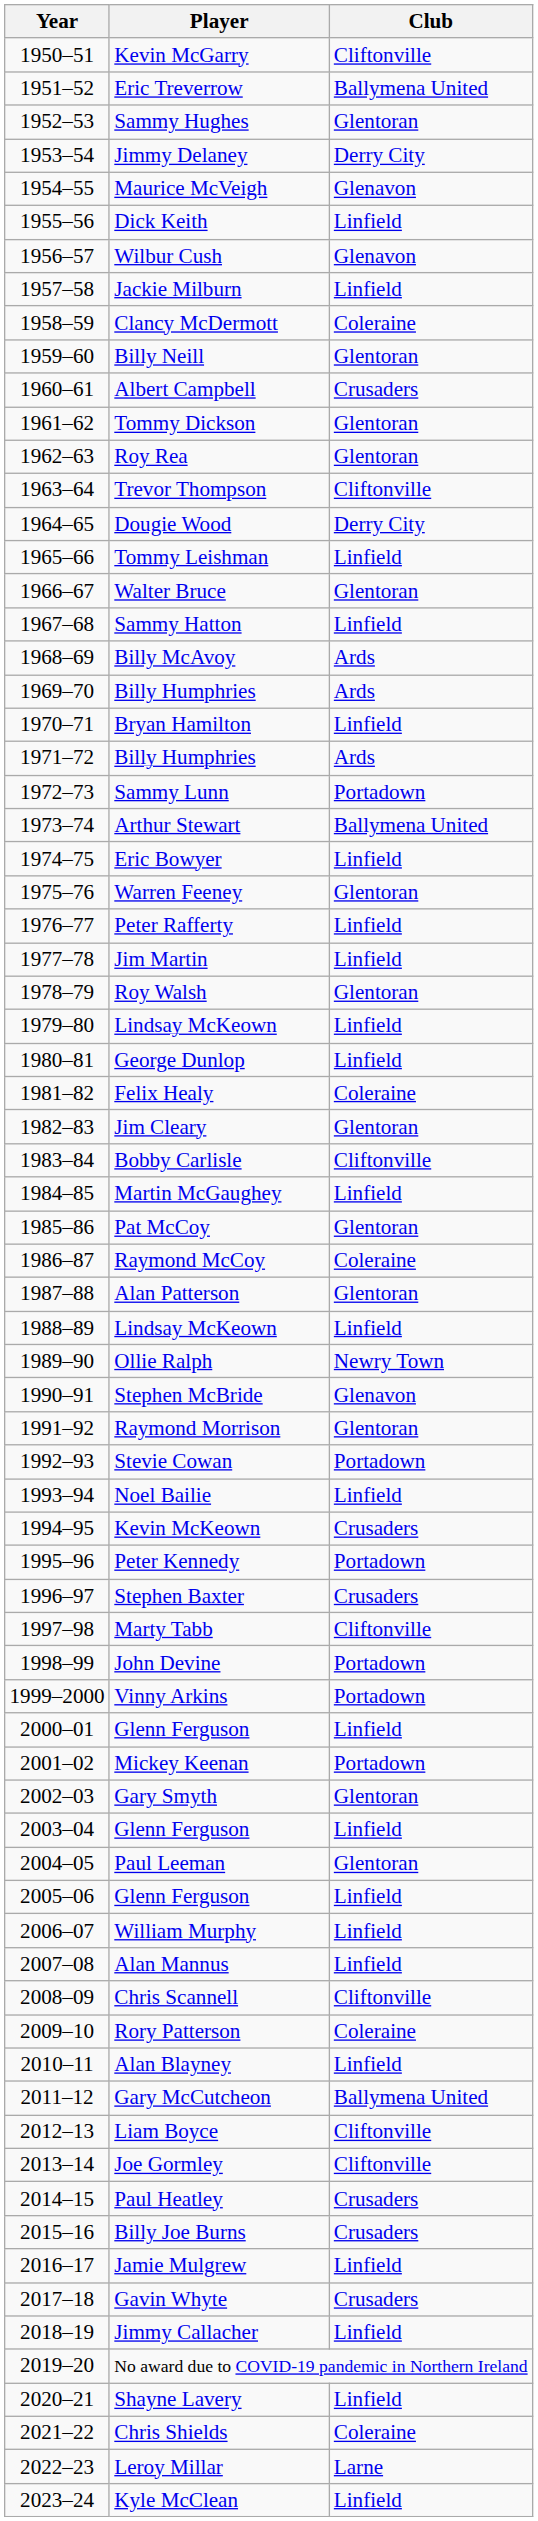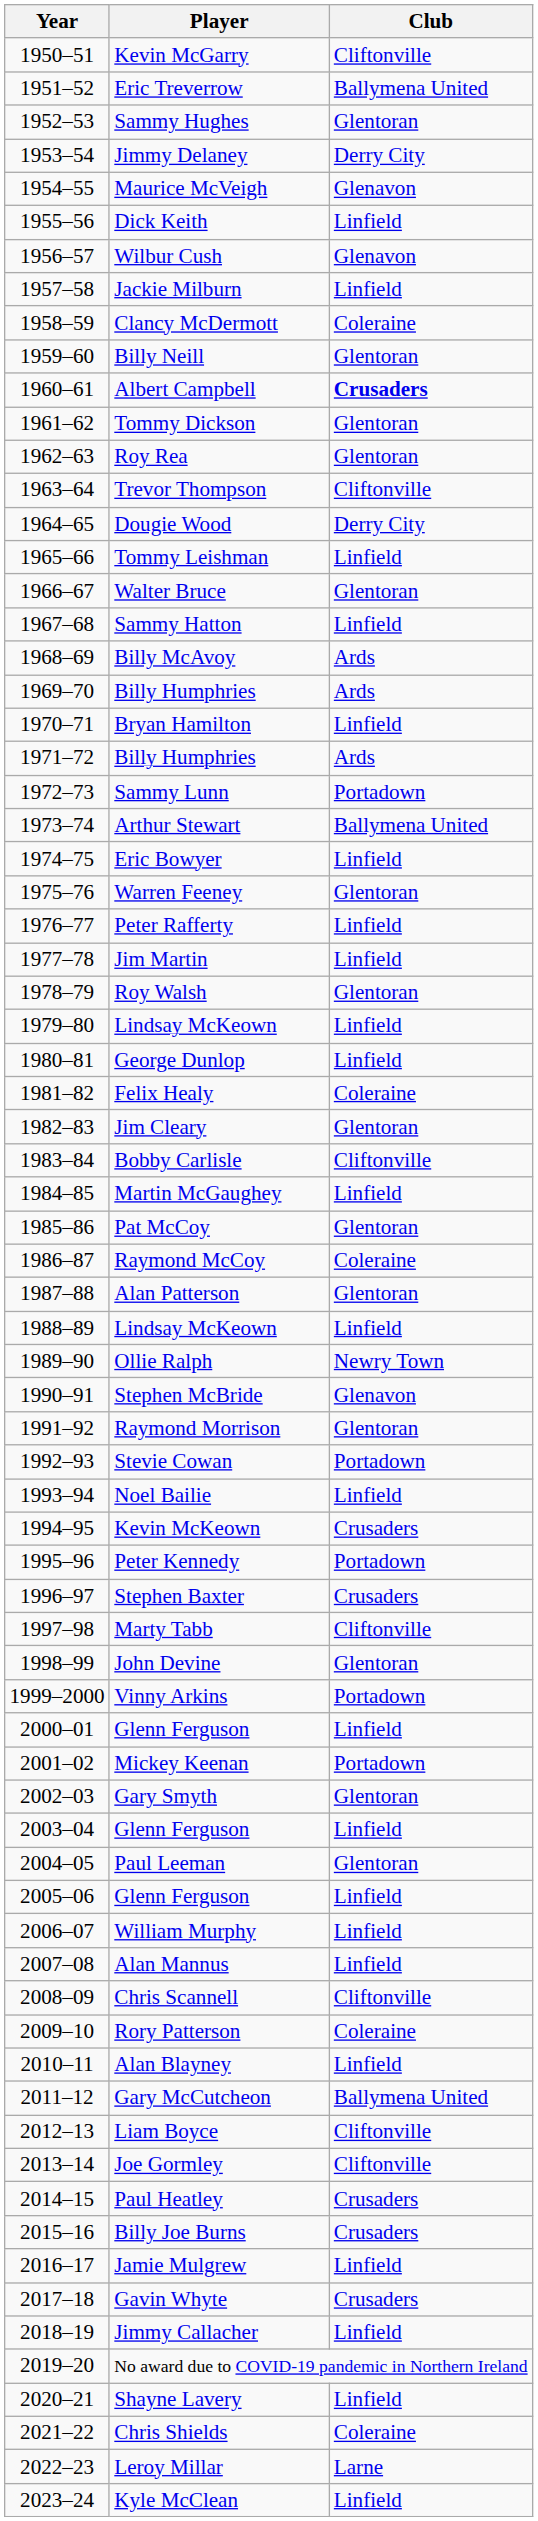(376, 389) normal -> (381, 389) bold
(380, 1662) Portadown -> (376, 1662) Glentoran
